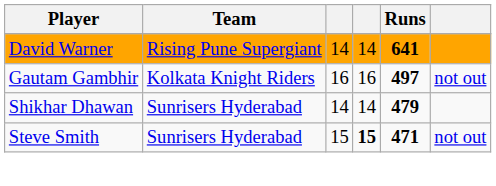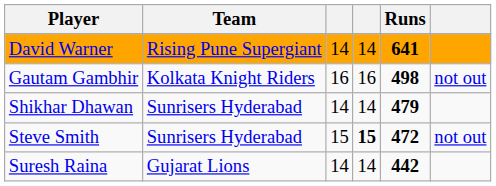(405, 78) 497 -> (405, 78) 498
(405, 136) 471 -> (405, 136) 472
+ row: (58, 166)
